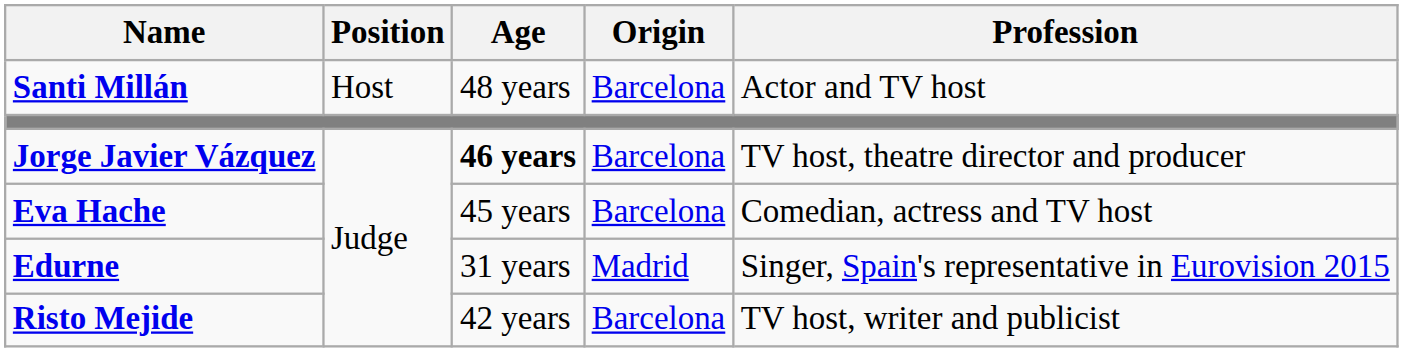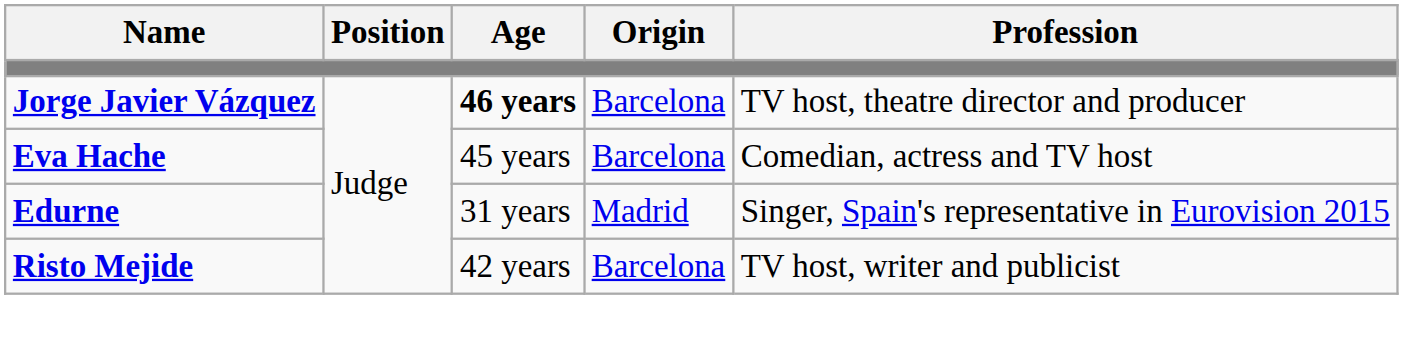- row: (100, 86)
